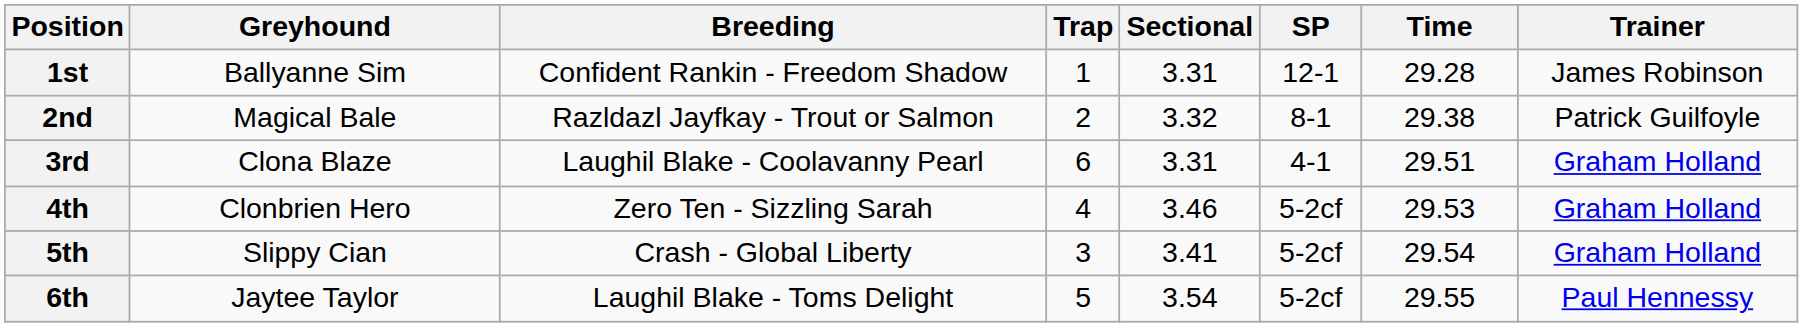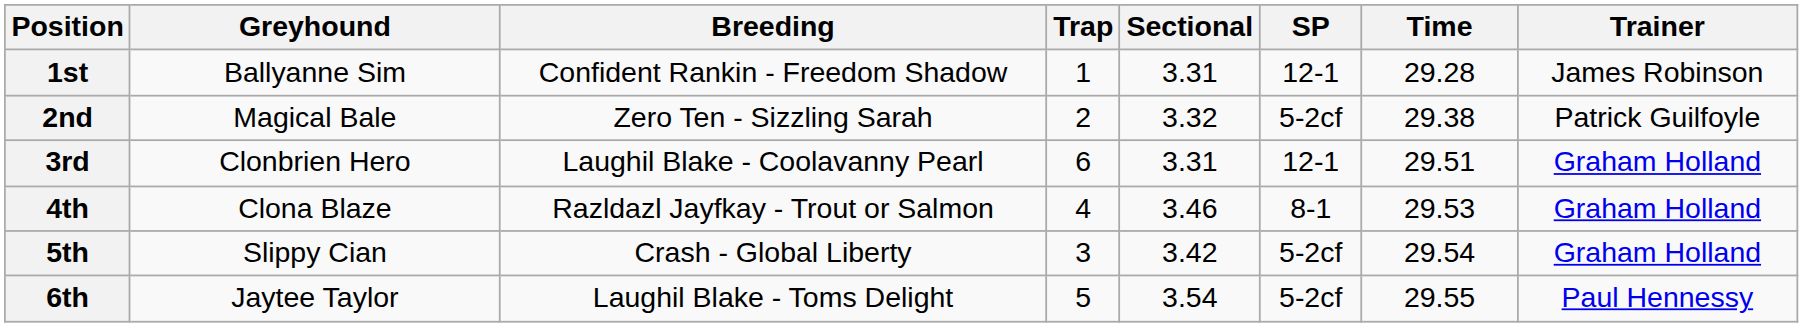(773, 117) Razldazl Jayfkay - Trout or Salmon -> (773, 117) Zero Ten - Sizzling Sarah
(1311, 117) 8-1 -> (1311, 117) 5-2cf
(315, 162) Clona Blaze -> (315, 162) Clonbrien Hero
(1311, 162) 4-1 -> (1311, 162) 12-1
(315, 207) Clonbrien Hero -> (315, 207) Clona Blaze
(773, 207) Zero Ten - Sizzling Sarah -> (773, 207) Razldazl Jayfkay - Trout or Salmon
(1311, 207) 5-2cf -> (1311, 207) 8-1
(1190, 252) 3.41 -> (1190, 252) 3.42
